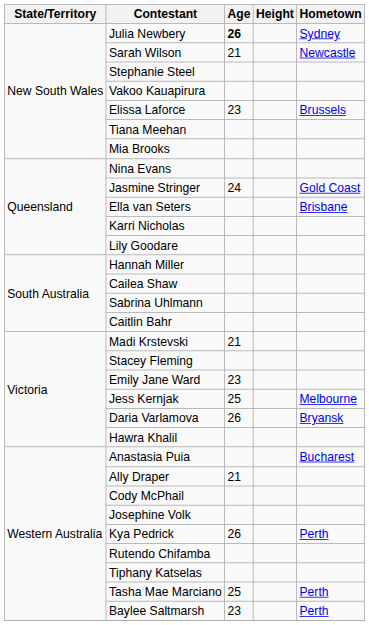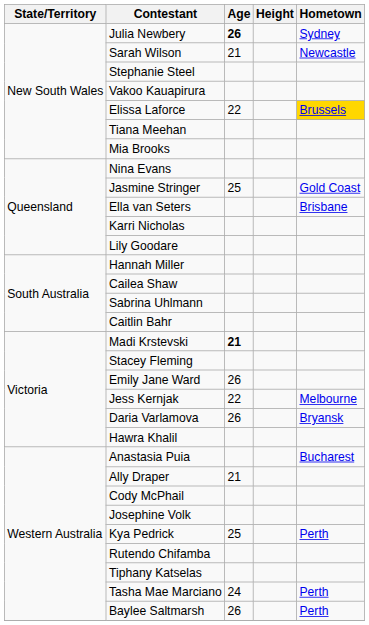(234, 110) 23 -> (234, 110) 22
(323, 110) no background -> (323, 110) gold background
(234, 187) 24 -> (234, 187) 25
(234, 341) normal -> (234, 341) bold
(234, 380) 23 -> (234, 380) 26
(234, 399) 25 -> (234, 399) 22
(234, 534) 26 -> (234, 534) 25
(234, 592) 25 -> (234, 592) 24
(234, 611) 23 -> (234, 611) 26
